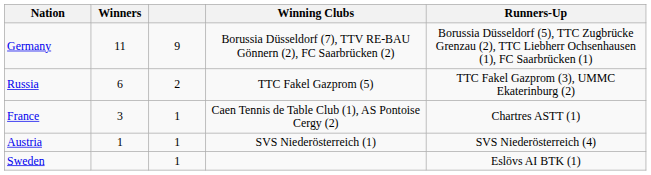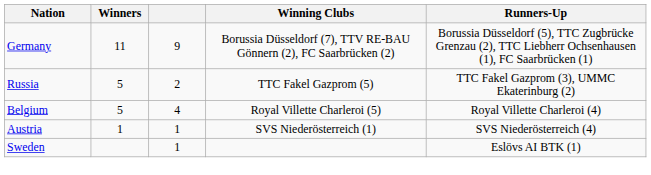(120, 84) 6 -> (120, 84) 5
+ row: (27, 110)
- row: (23, 116)
